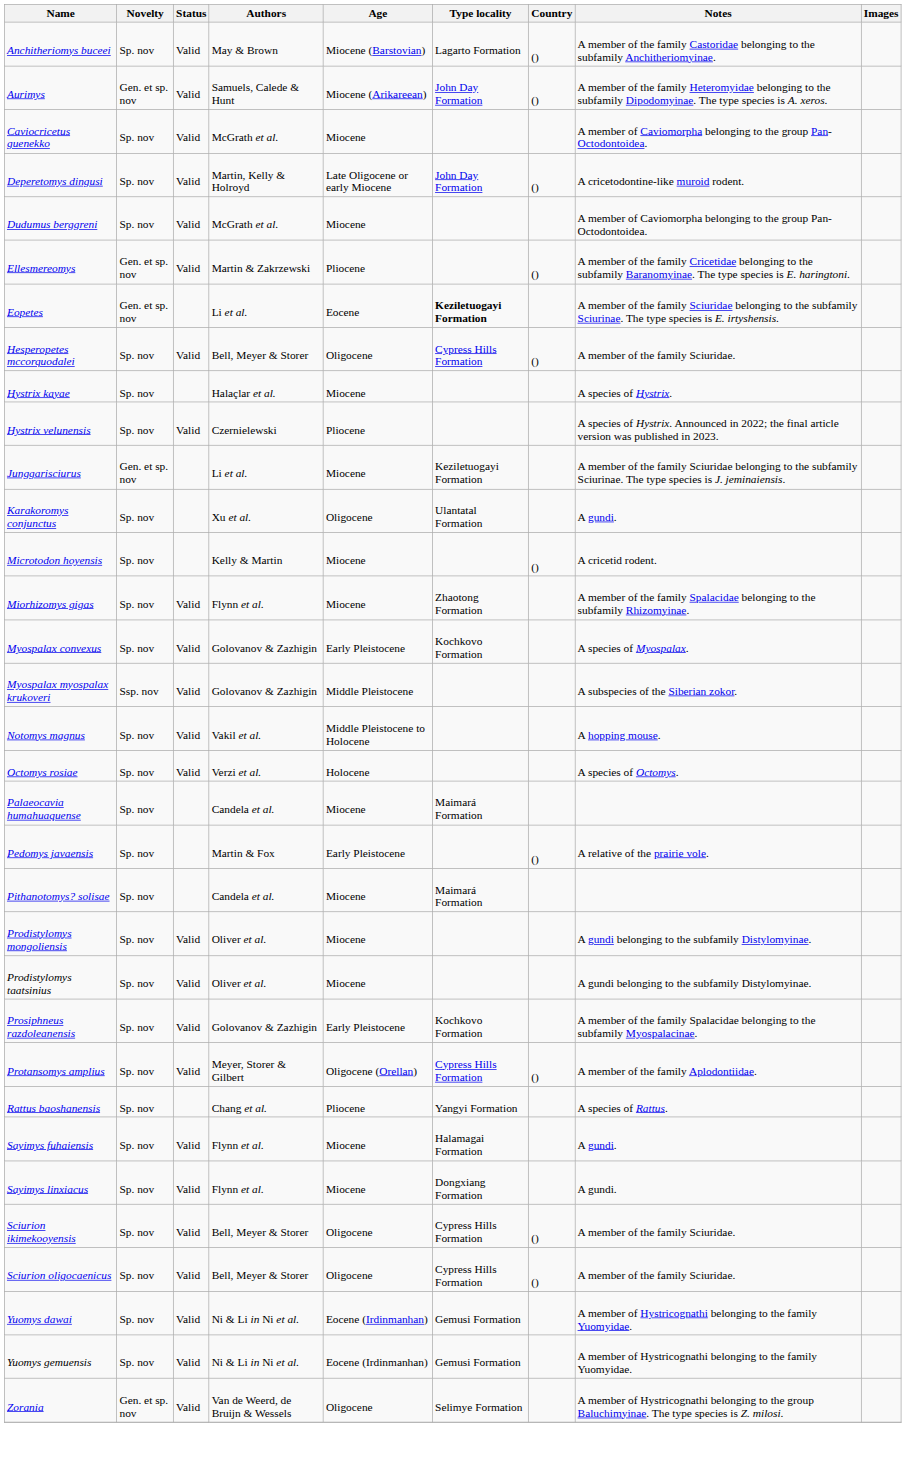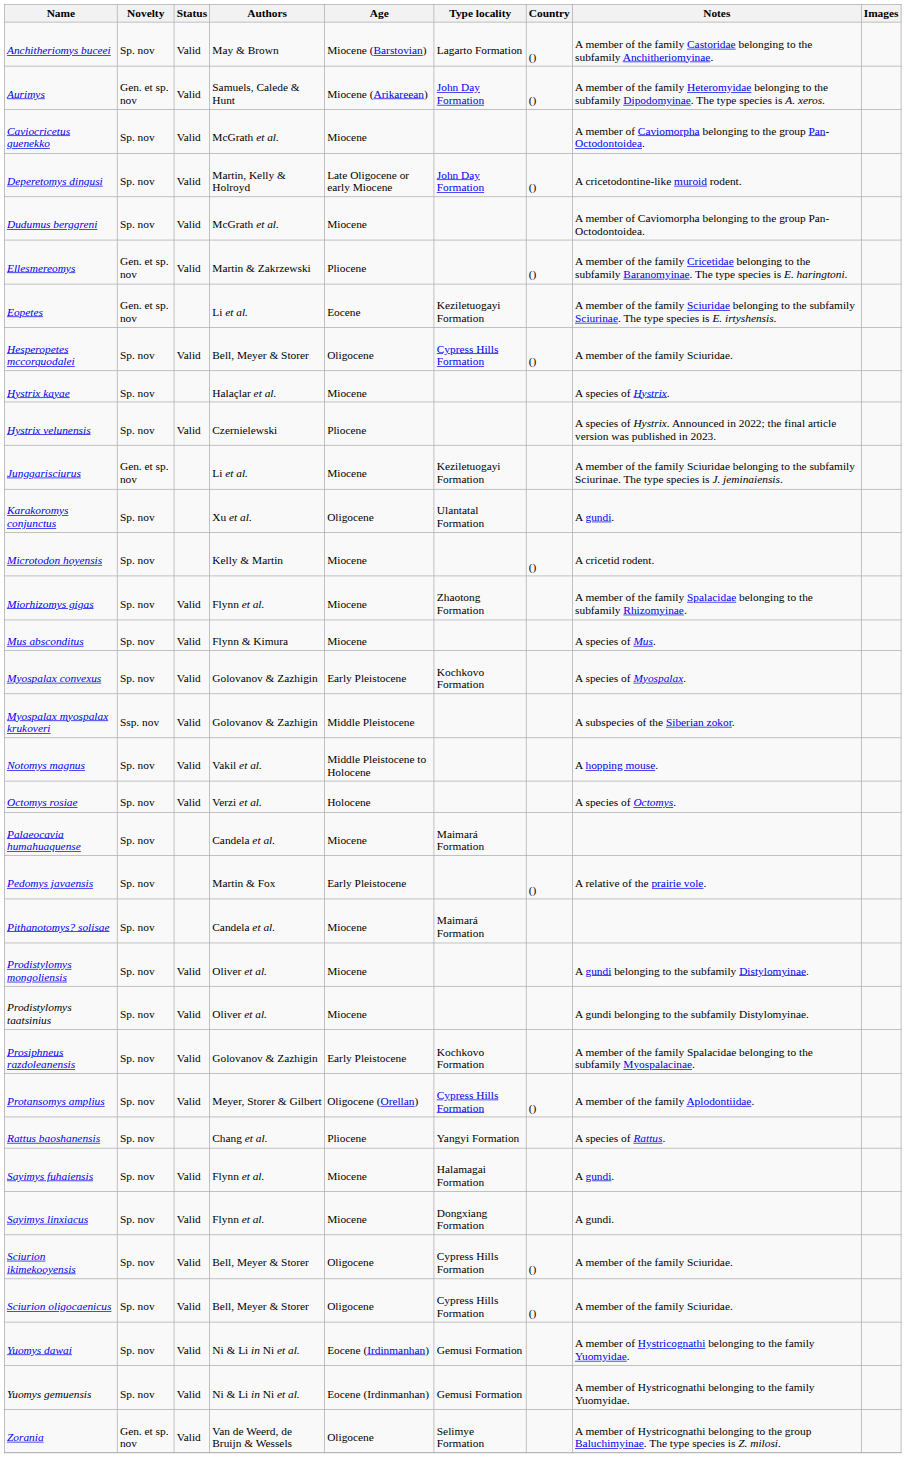(468, 312) bold -> (469, 312) normal
+ row: (45, 641)
